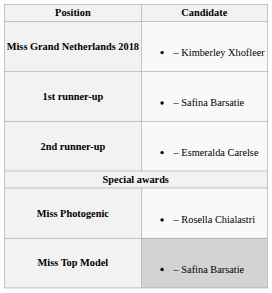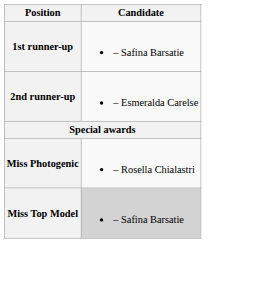- row: (73, 46)
